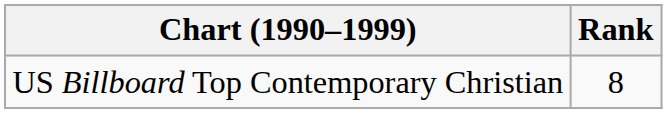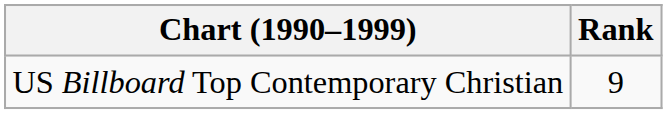(616, 81) 8 -> (616, 81) 9
